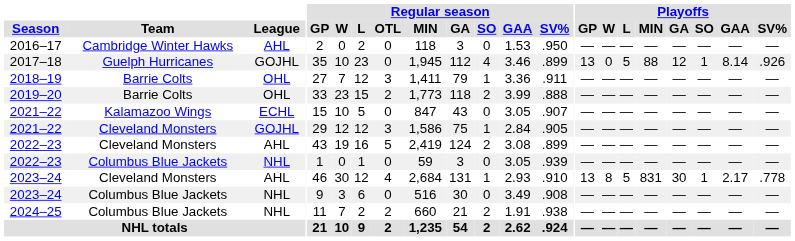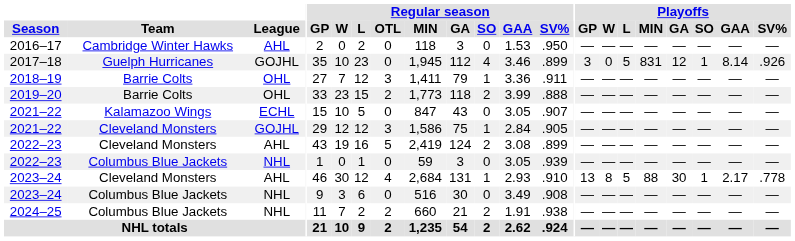(588, 62) 13 -> (588, 62) 3
(651, 62) 88 -> (651, 62) 831
(651, 178) 831 -> (651, 178) 88
